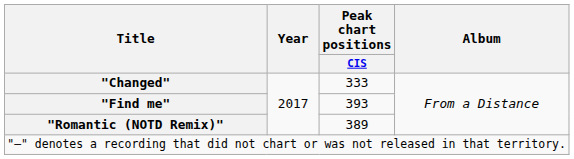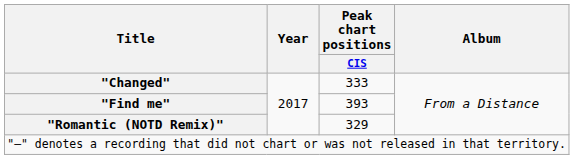(357, 125) 389 -> (357, 125) 329
